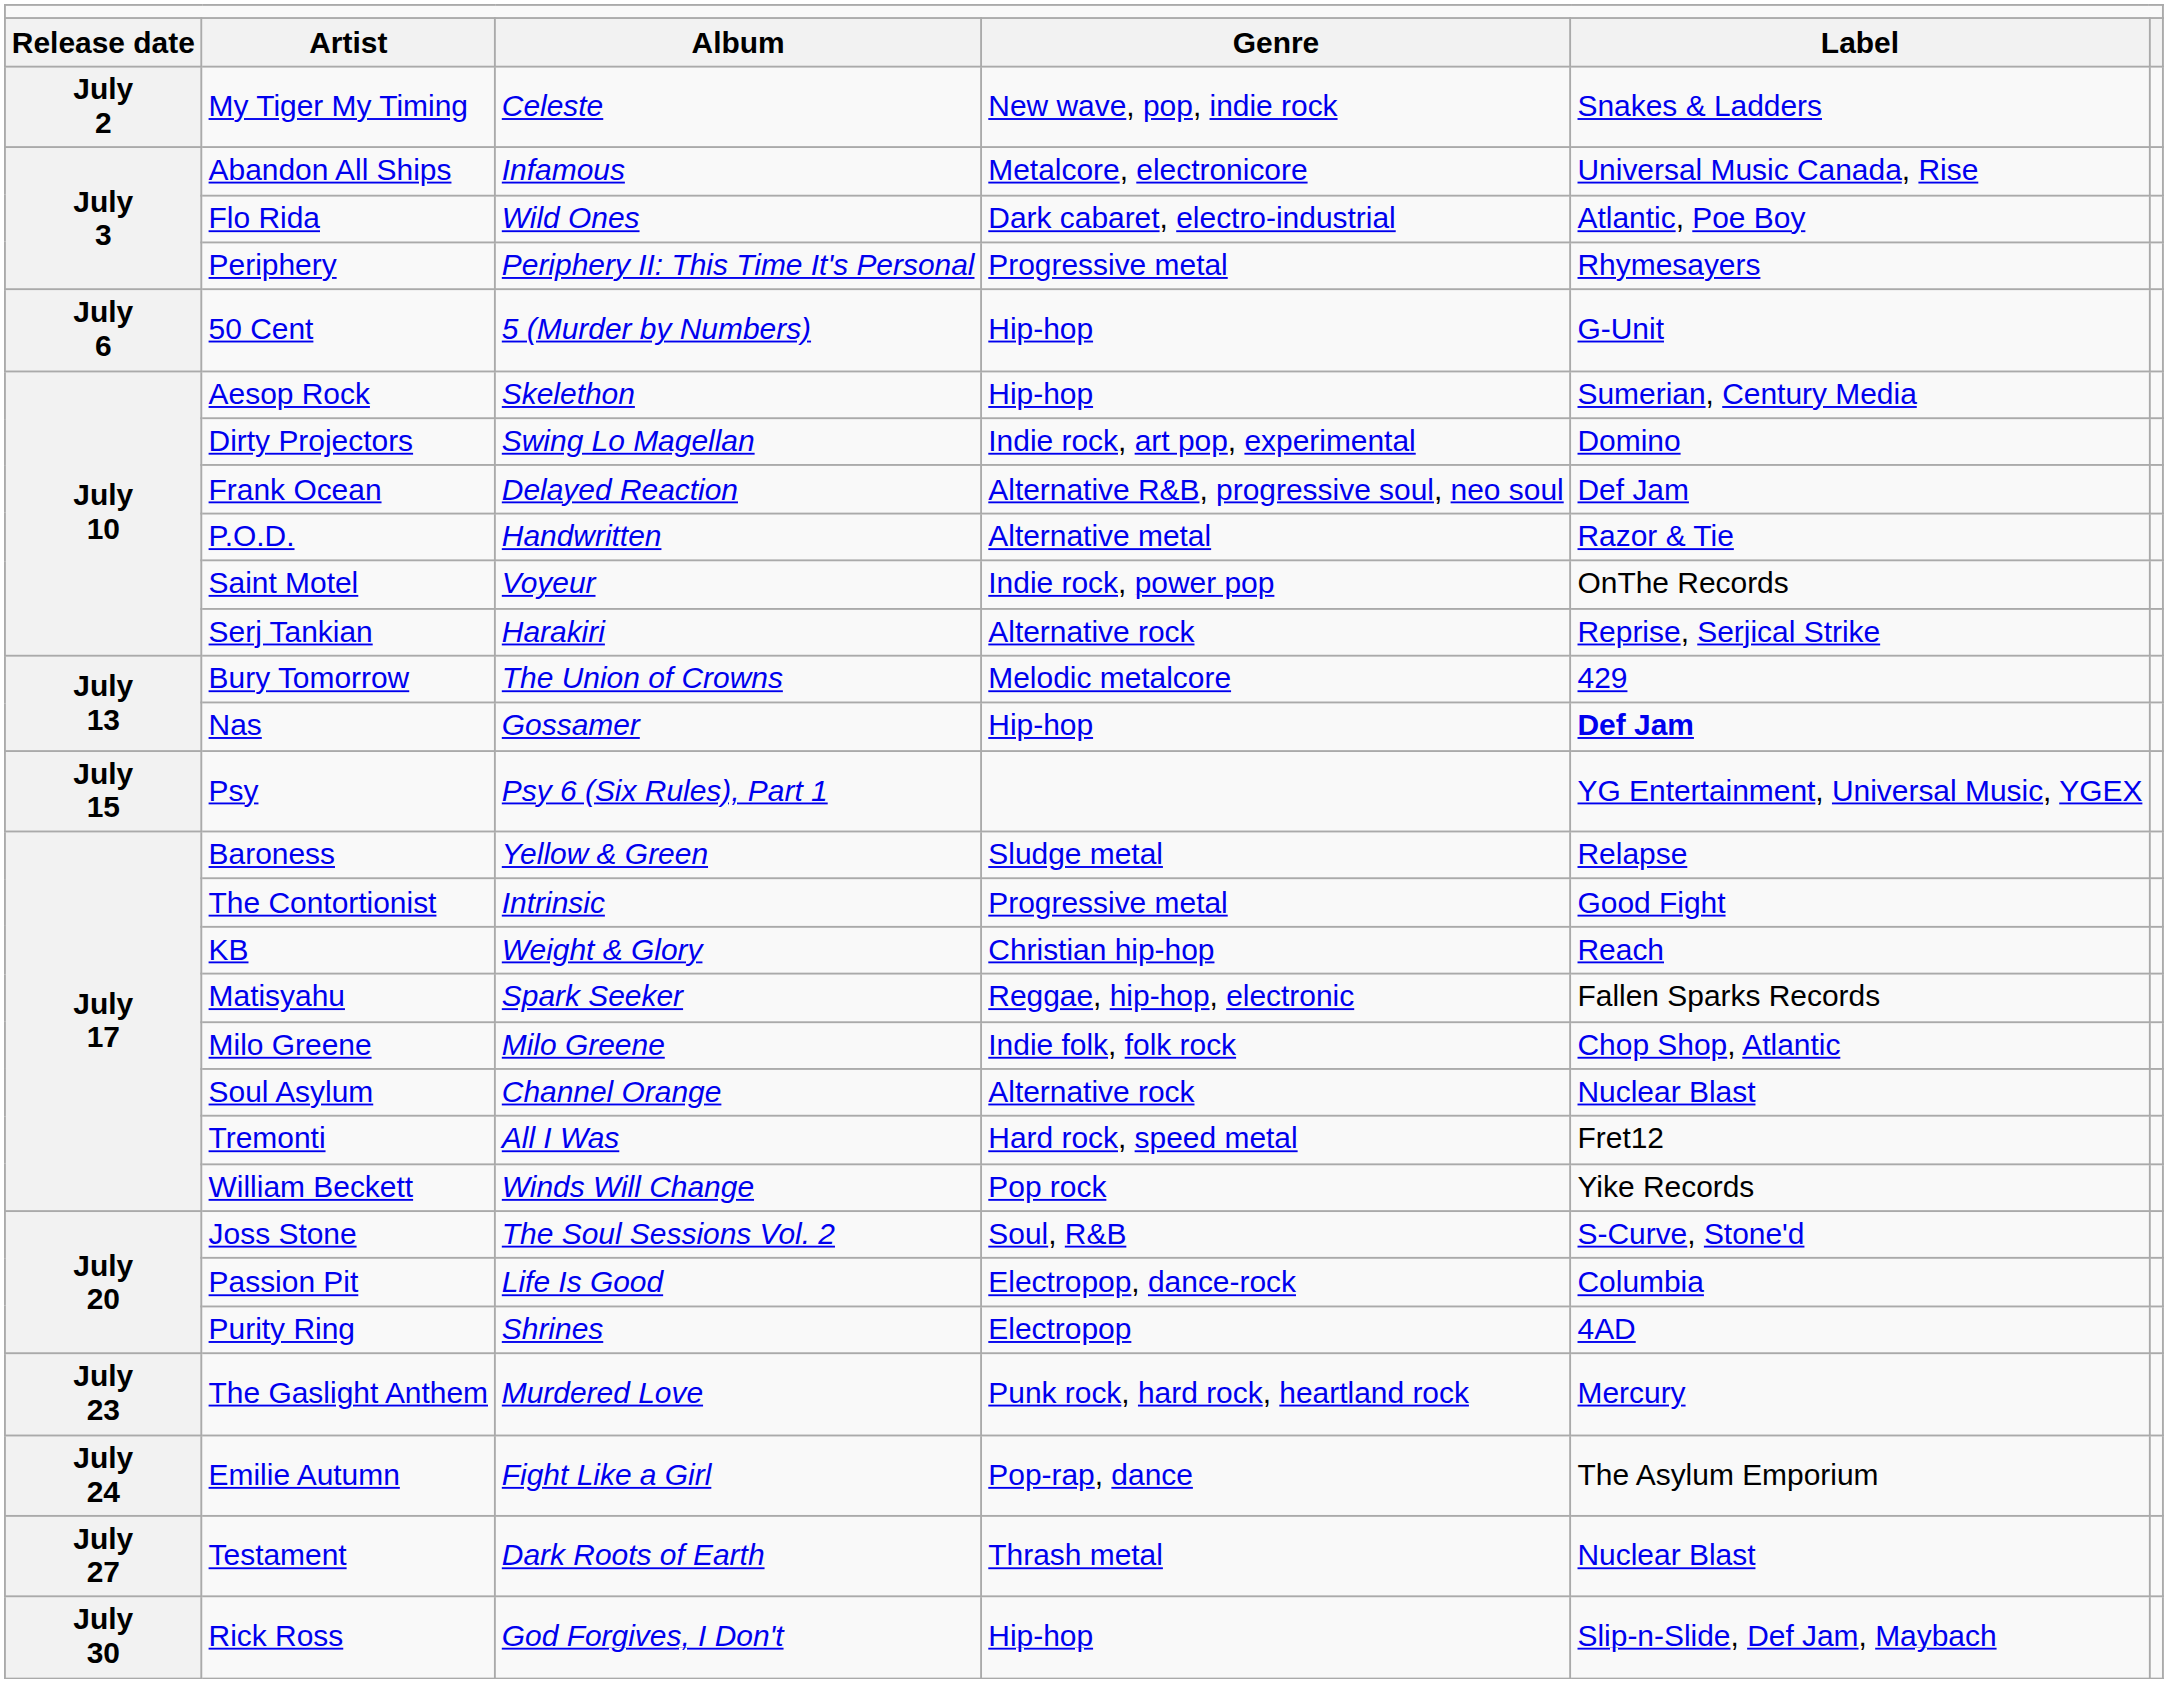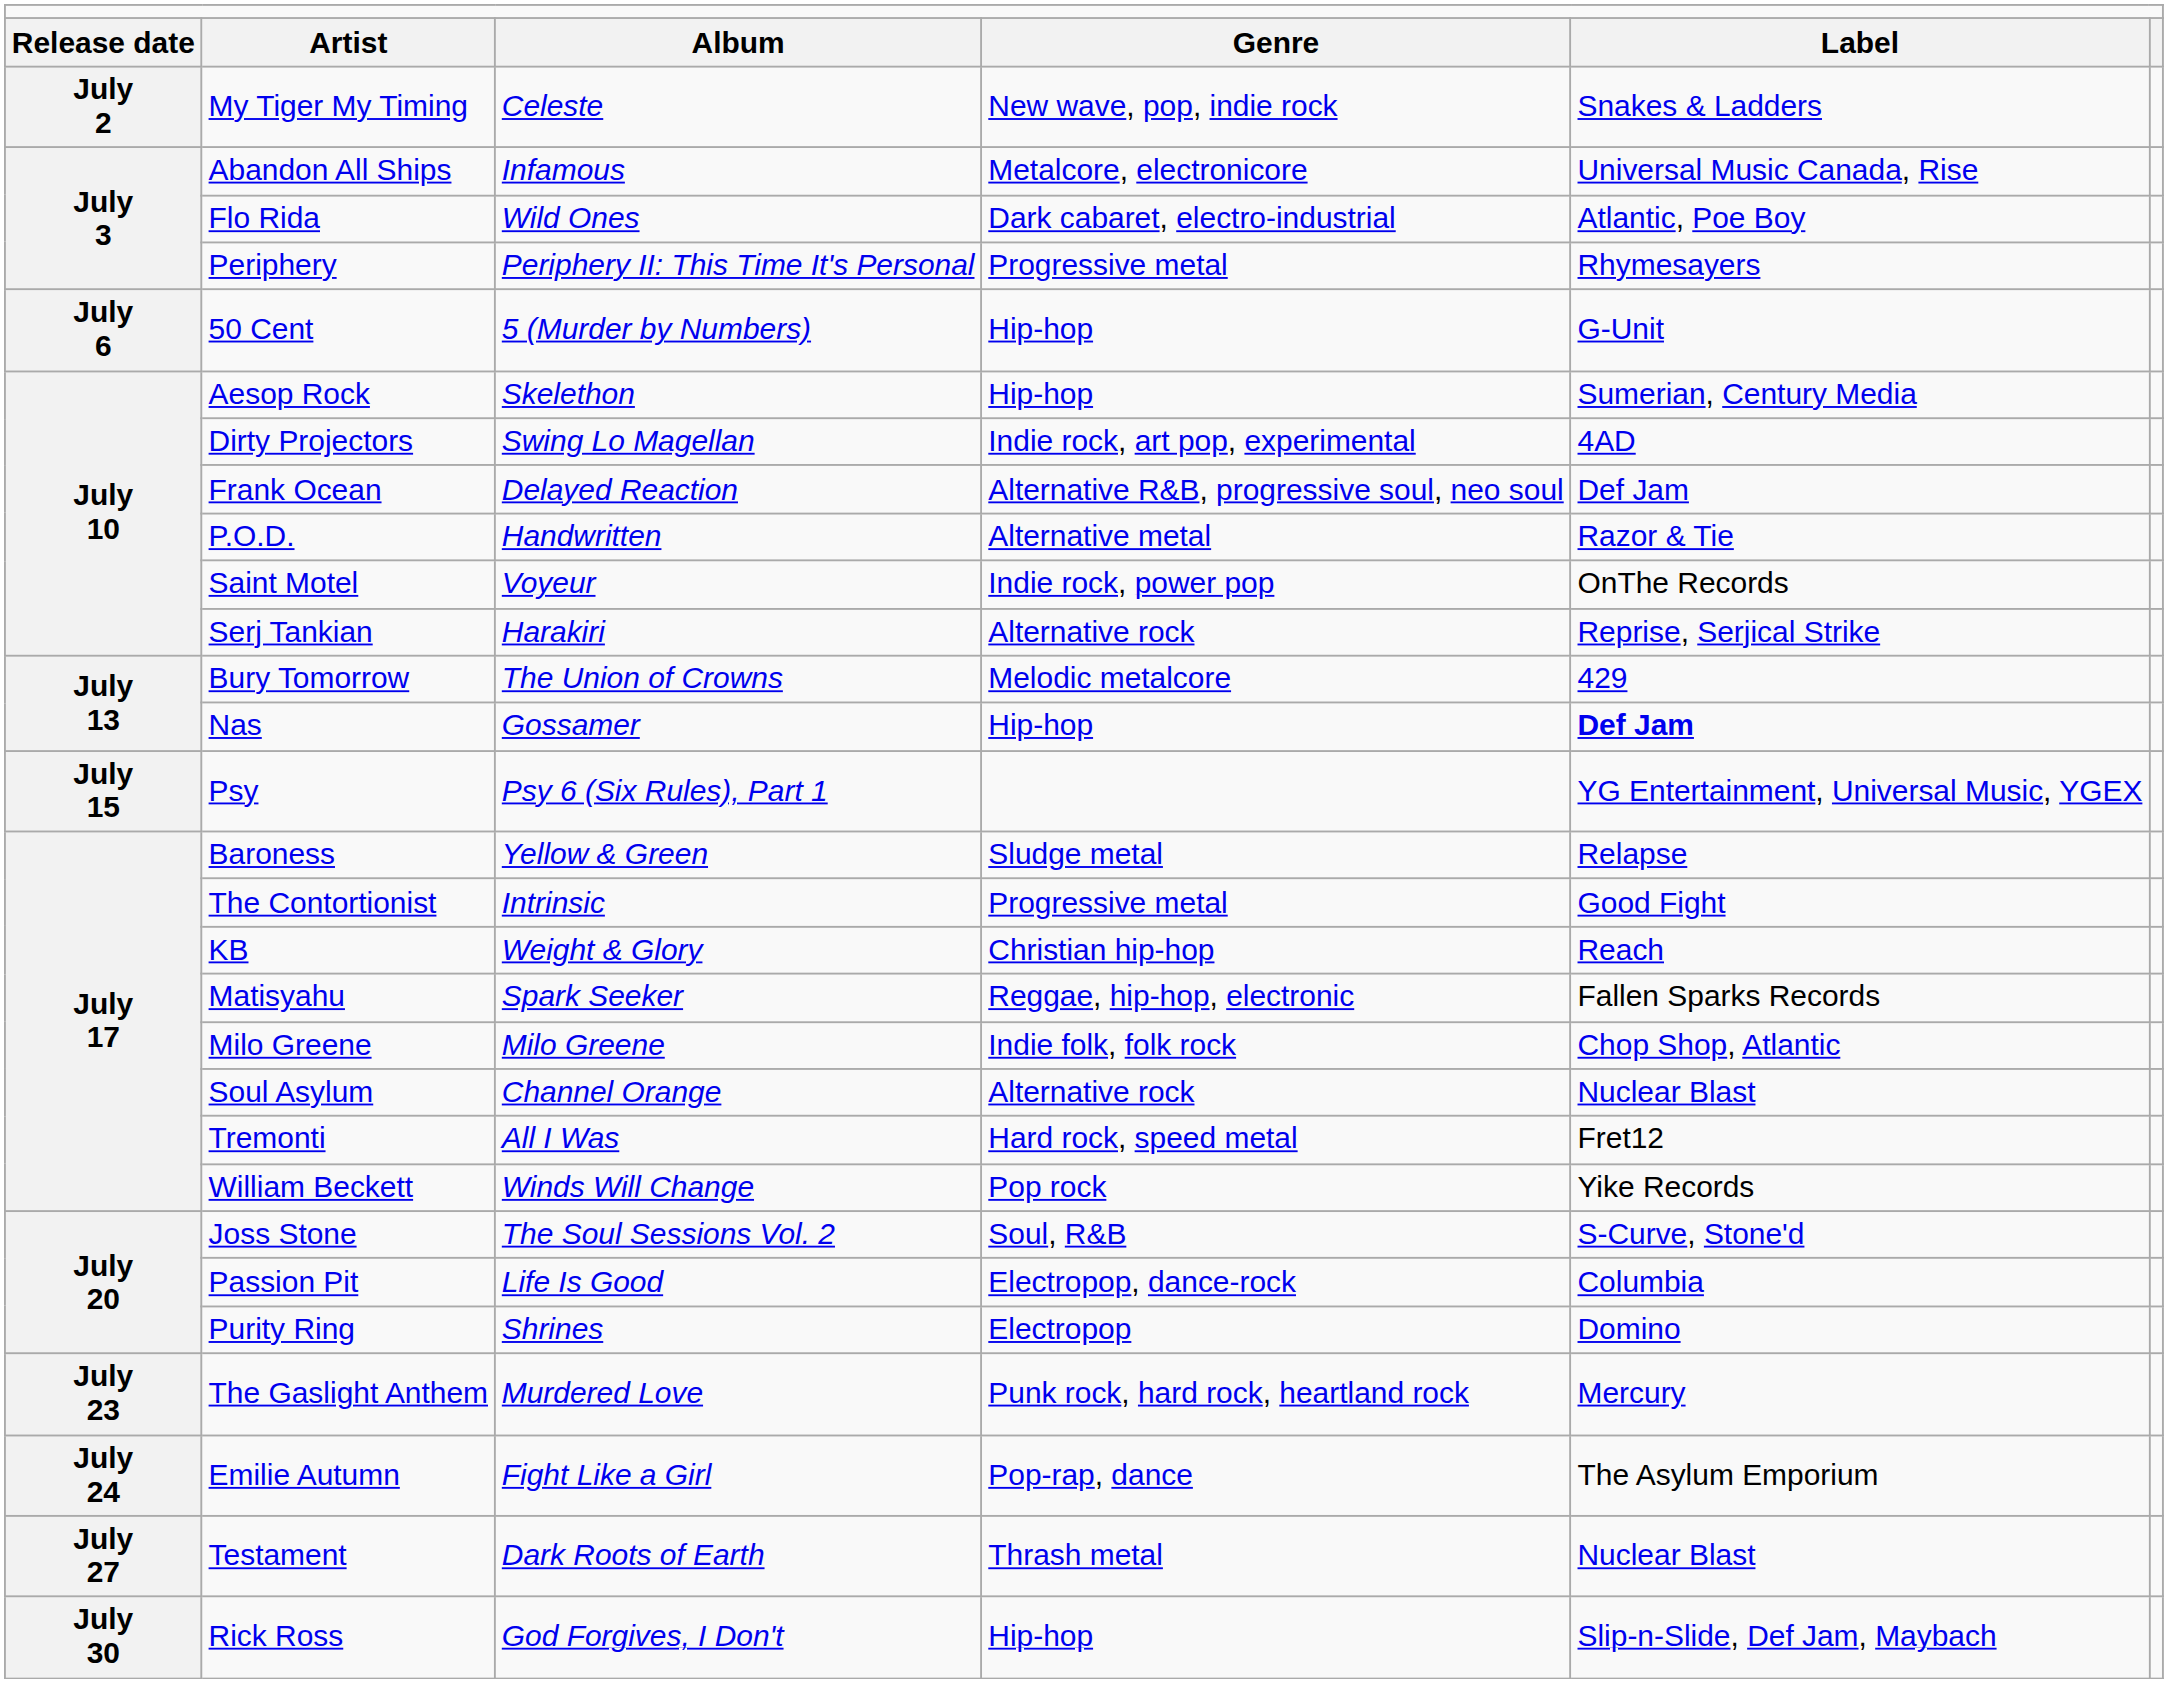(1629, 441) Domino -> (1607, 441) 4AD
(1607, 1329) 4AD -> (1629, 1329) Domino
